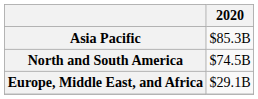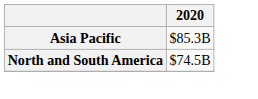- row: (105, 82)
